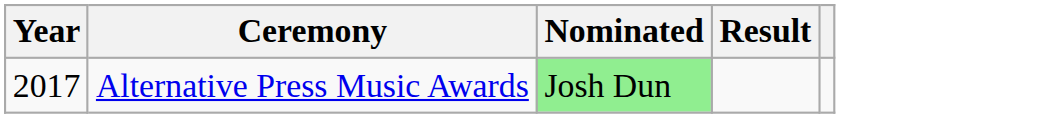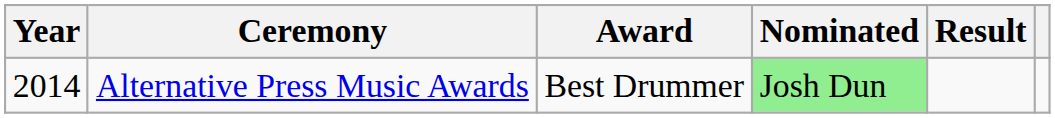+ column: (644, 31)
(47, 84) 2017 -> (47, 84) 2014
